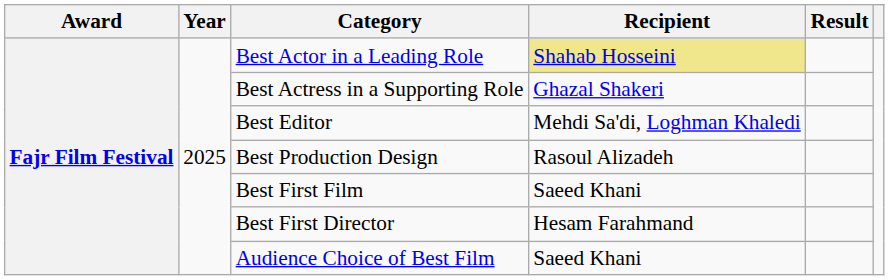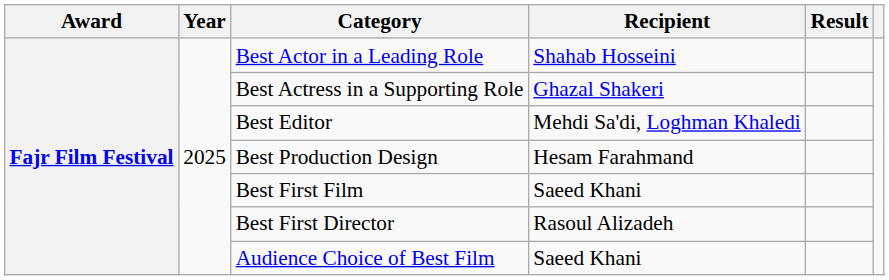(605, 55) khaki background -> (605, 55) no background
(603, 156) Rasoul Alizadeh -> (613, 156) Hesam Farahmand
(613, 223) Hesam Farahmand -> (603, 223) Rasoul Alizadeh
